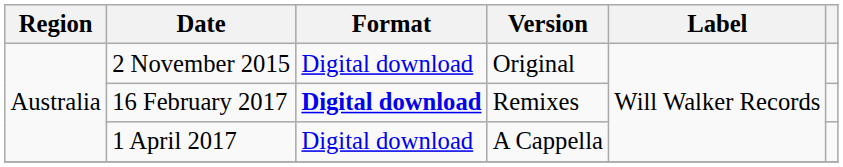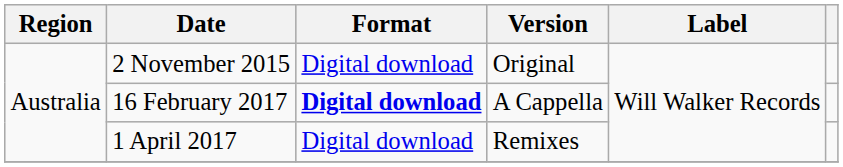(536, 102) Remixes -> (548, 102) A Cappella
(548, 141) A Cappella -> (536, 141) Remixes
